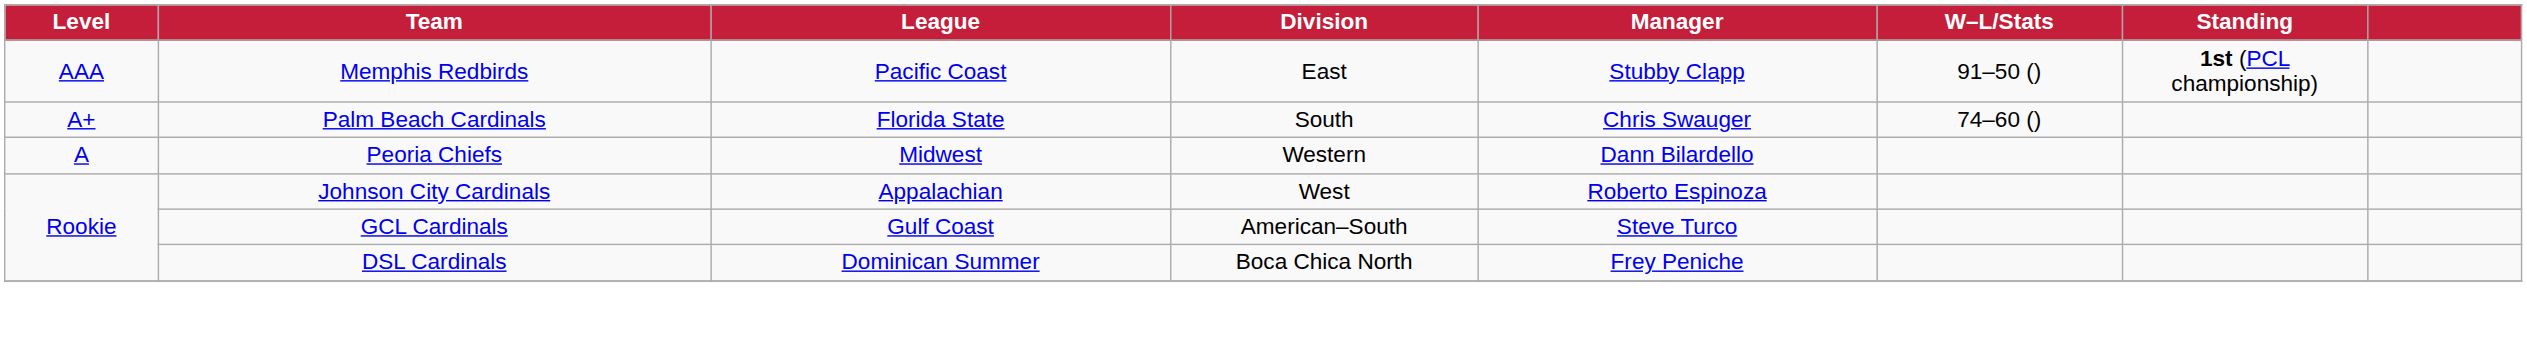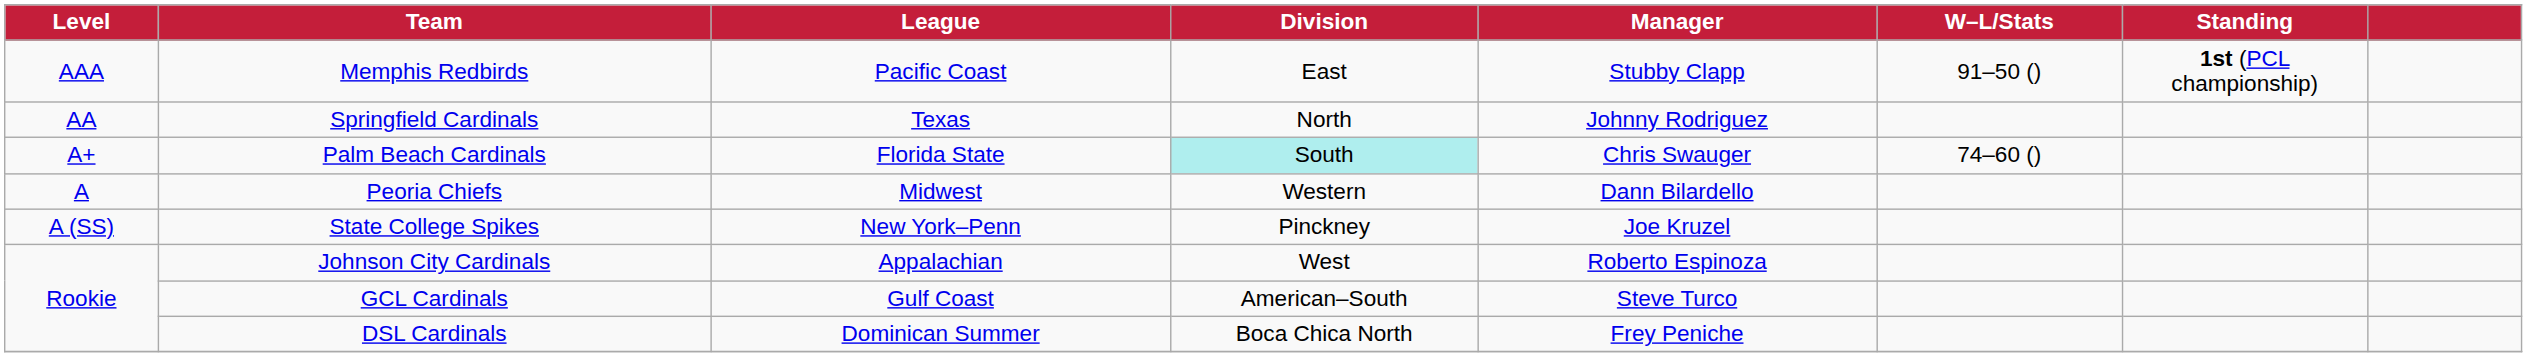+ row: (434, 119)
(1324, 119) no background -> (1324, 155) paleturquoise background
+ row: (434, 226)
